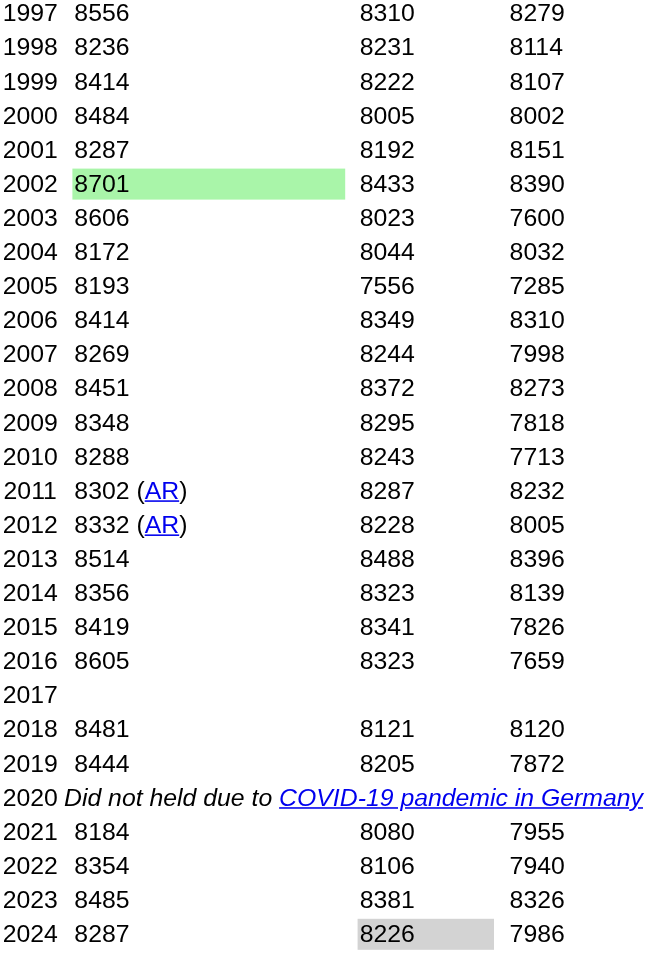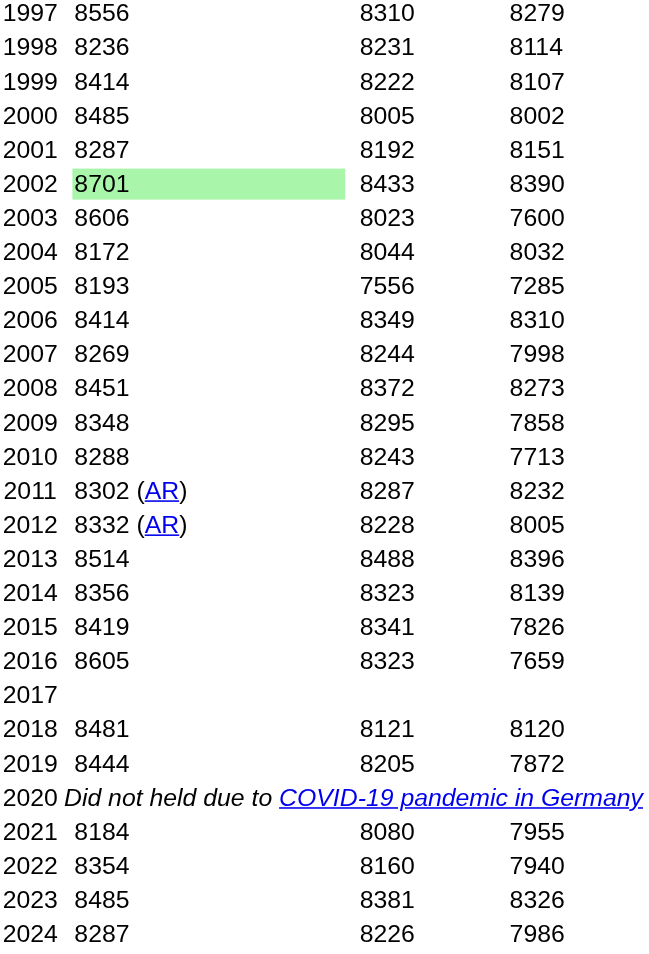(102, 115) 8484 -> (102, 115) 8485
(537, 422) 7818 -> (537, 422) 7858
(387, 865) 8106 -> (387, 865) 8160
(387, 934) lightgrey background -> (387, 934) no background
